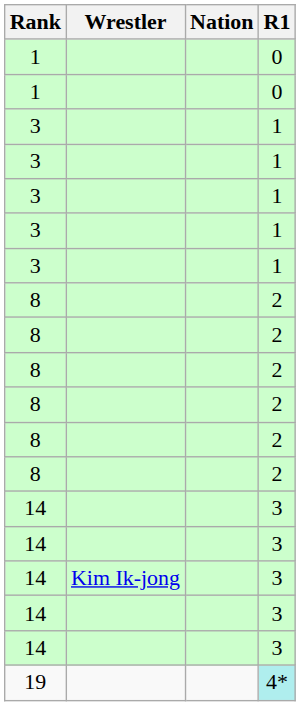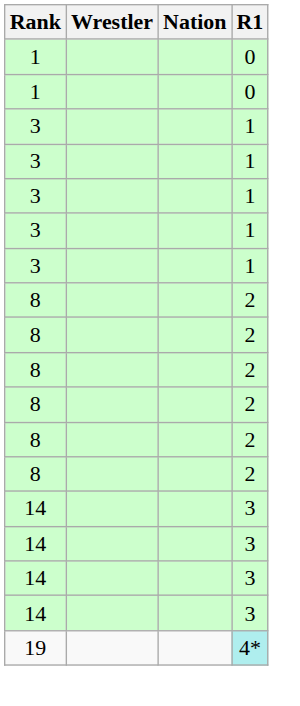- row: (35, 578)
